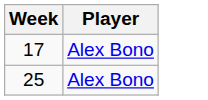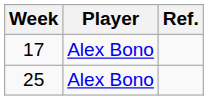+ column: (181, 19)
